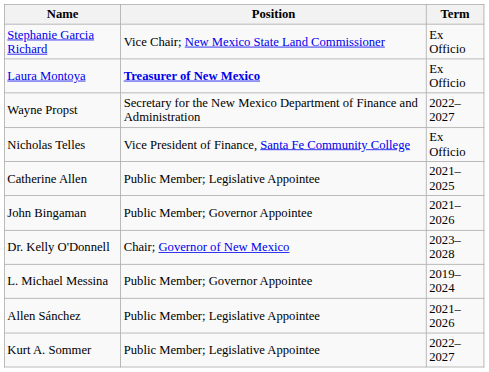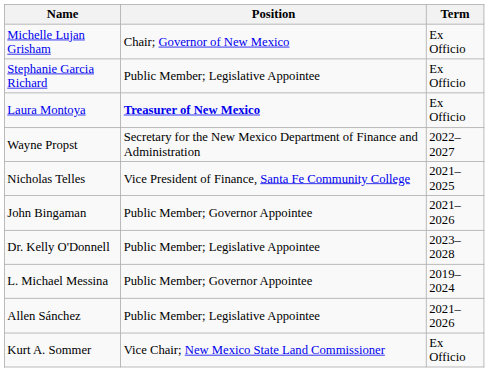+ row: (46, 41)
(254, 41) Vice Chair; New Mexico State Land Commissioner -> (222, 75) Public Member; Legislative Appointee
(447, 144) Ex Officio -> (445, 178) 2021–2025
- row: (47, 178)
(207, 247) Chair; Governor of New Mexico -> (222, 247) Public Member; Legislative Appointee
(222, 350) Public Member; Legislative Appointee -> (254, 350) Vice Chair; New Mexico State Land Commissioner
(445, 350) 2022–2027 -> (447, 350) Ex Officio
